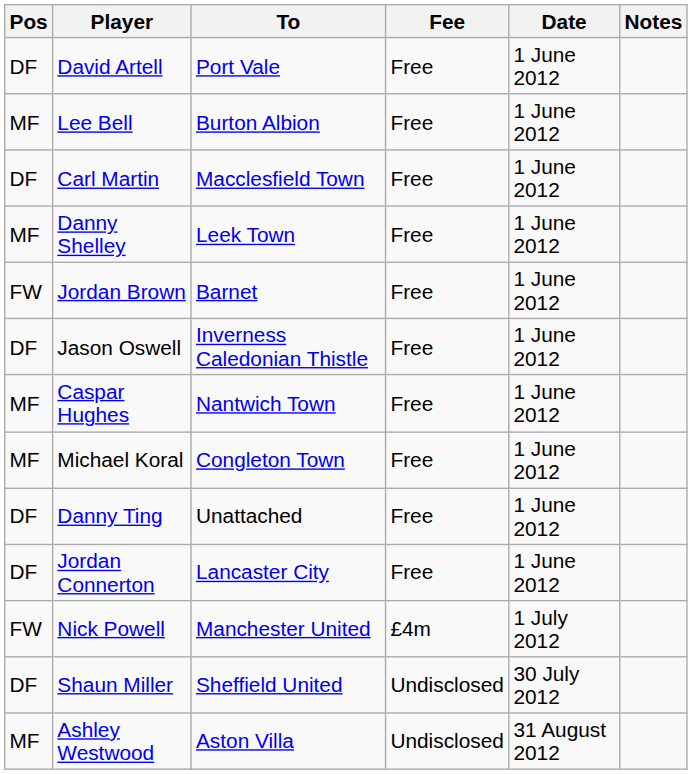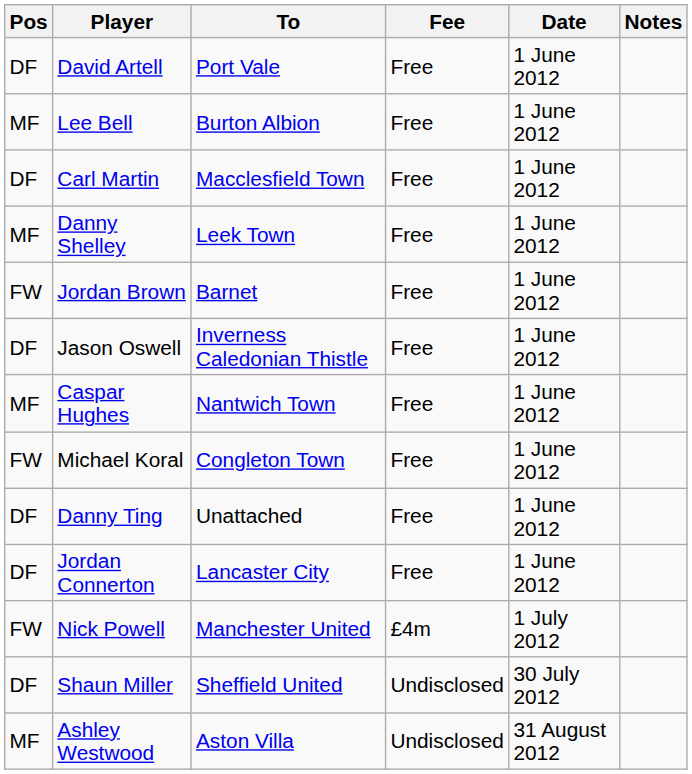(25, 460) MF -> (26, 460) FW
